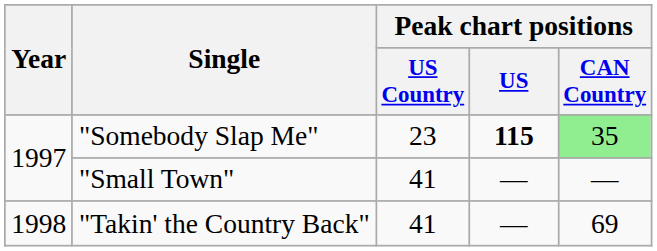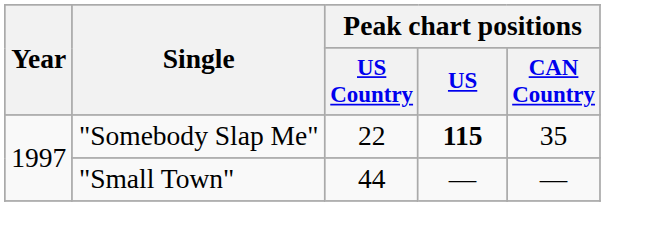(423, 135) 23 -> (372, 135) 22
(605, 135) lightgreen background -> (554, 135) no background
(423, 179) 41 -> (372, 179) 44
- row: (224, 223)
